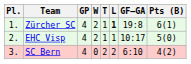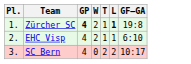- column: (167, 11)
(84, 25) normal -> (84, 25) bold
(133, 38) 10:17 -> (133, 38) 6:10
(133, 52) 6:10 -> (133, 52) 10:17
